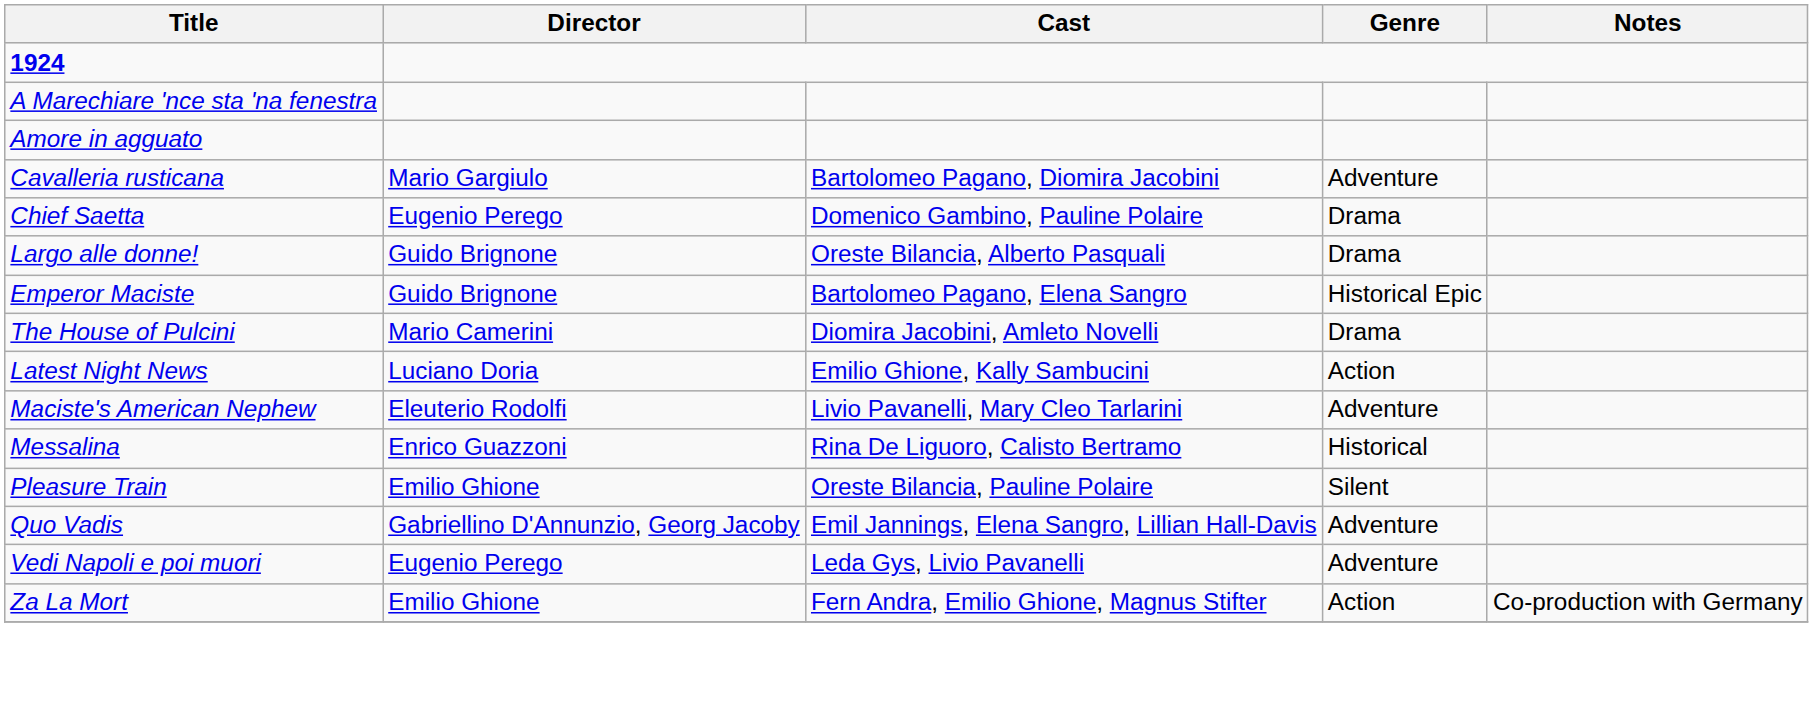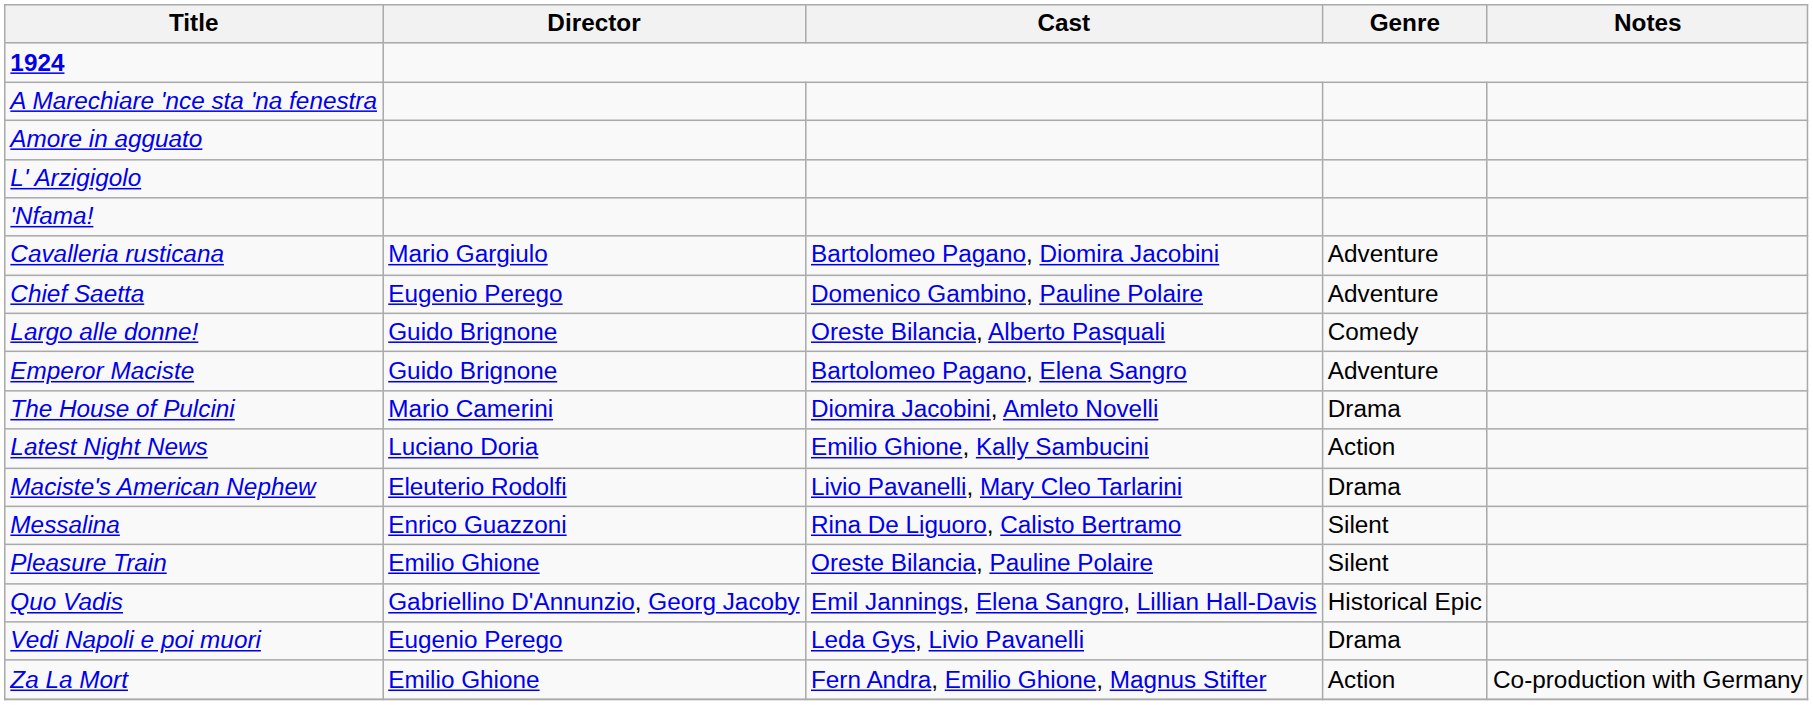+ row: (76, 178)
+ row: (52, 216)
(1364, 216) Drama -> (1383, 293) Adventure
(1364, 255) Drama -> (1373, 332) Comedy
(1405, 293) Historical Epic -> (1383, 370) Adventure
(1383, 409) Adventure -> (1364, 486) Drama
(1378, 448) Historical -> (1358, 525) Silent
(1383, 525) Adventure -> (1405, 602) Historical Epic
(1383, 563) Adventure -> (1364, 640) Drama
